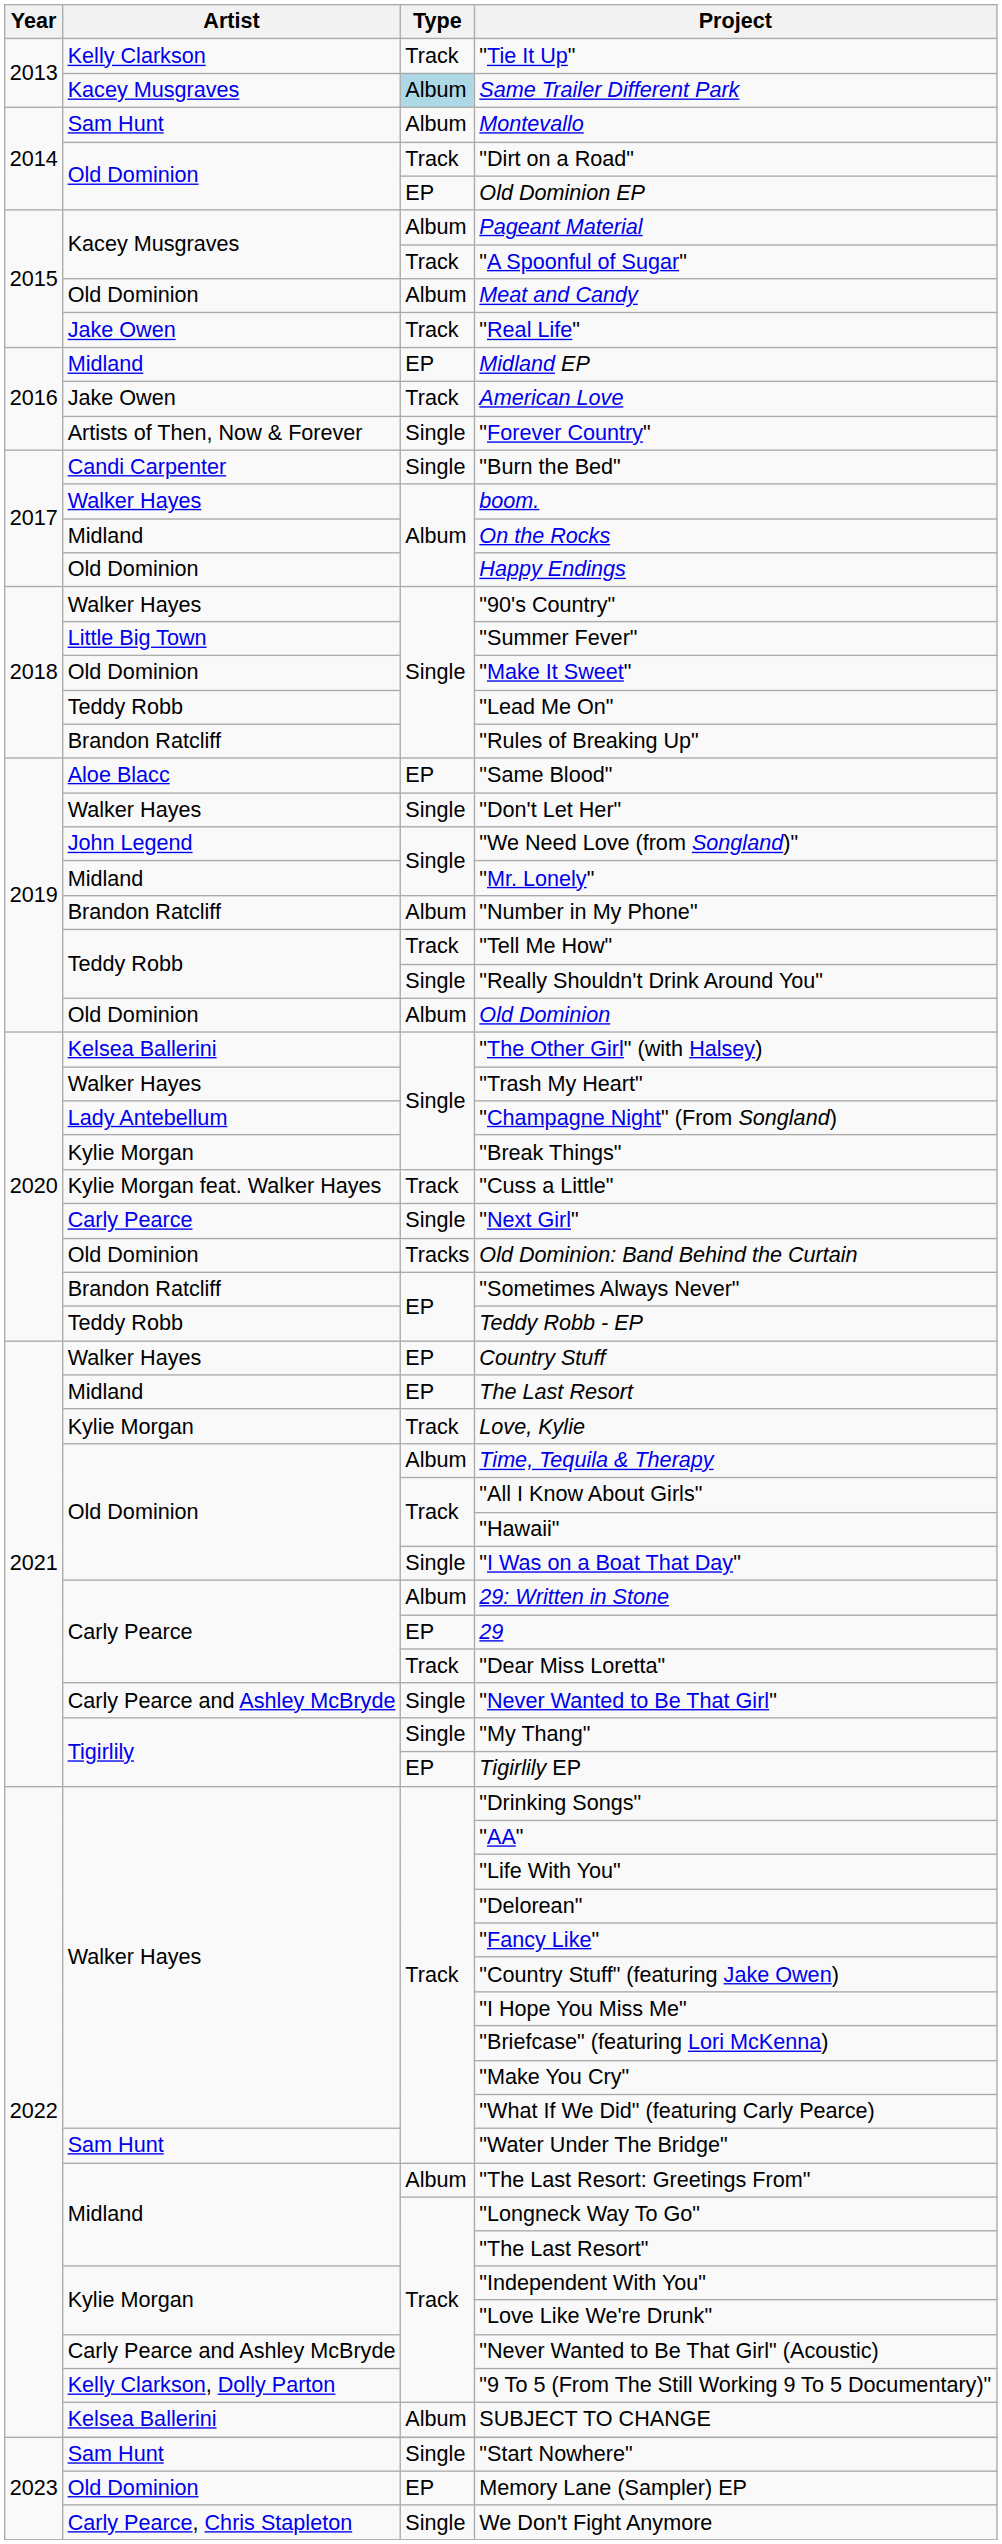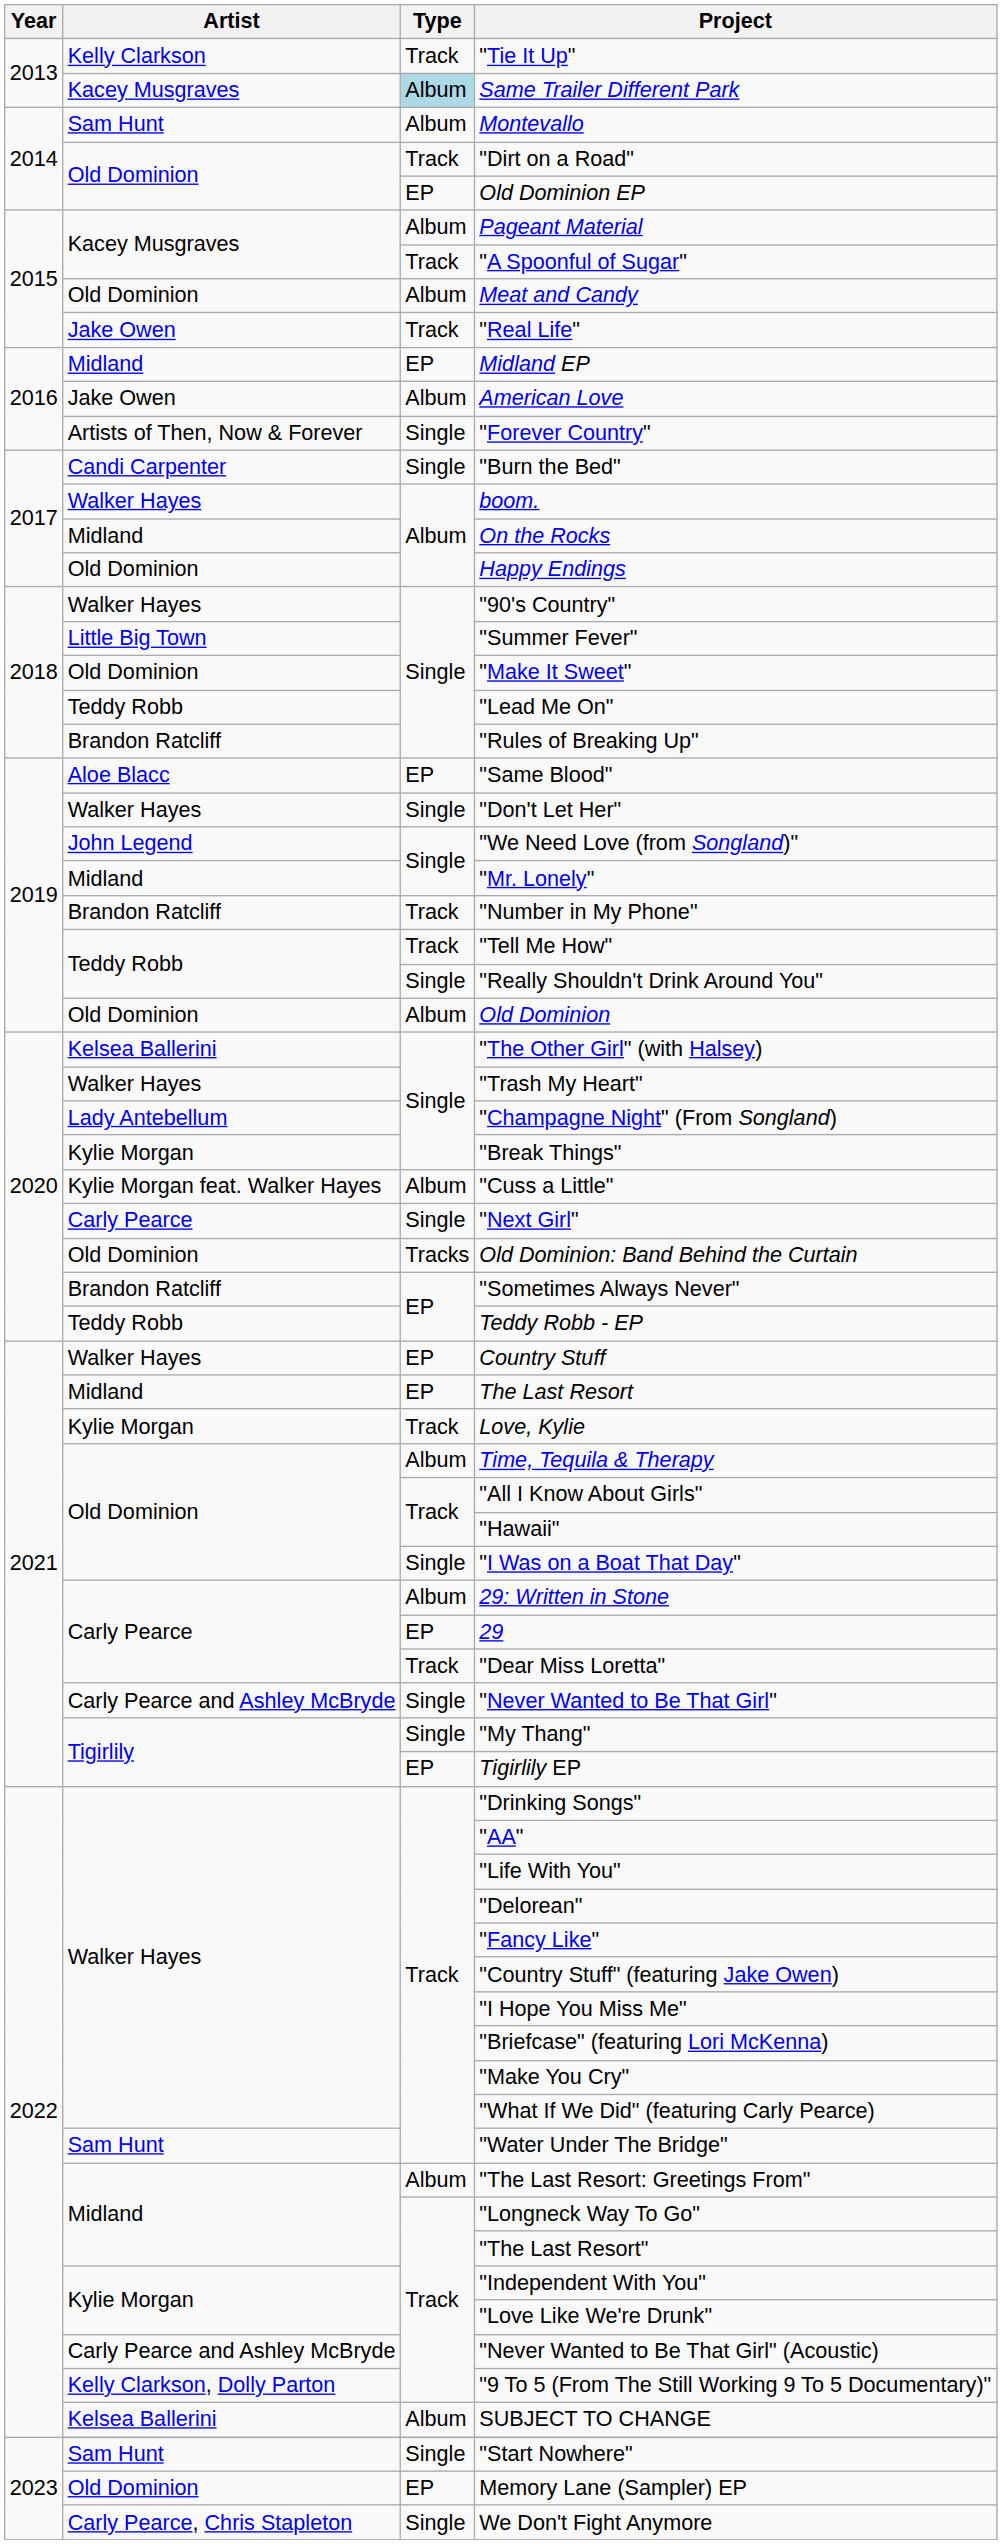(432, 398) Track -> (436, 398) Album
(436, 912) Album -> (432, 912) Track
(432, 1186) Track -> (436, 1186) Album
